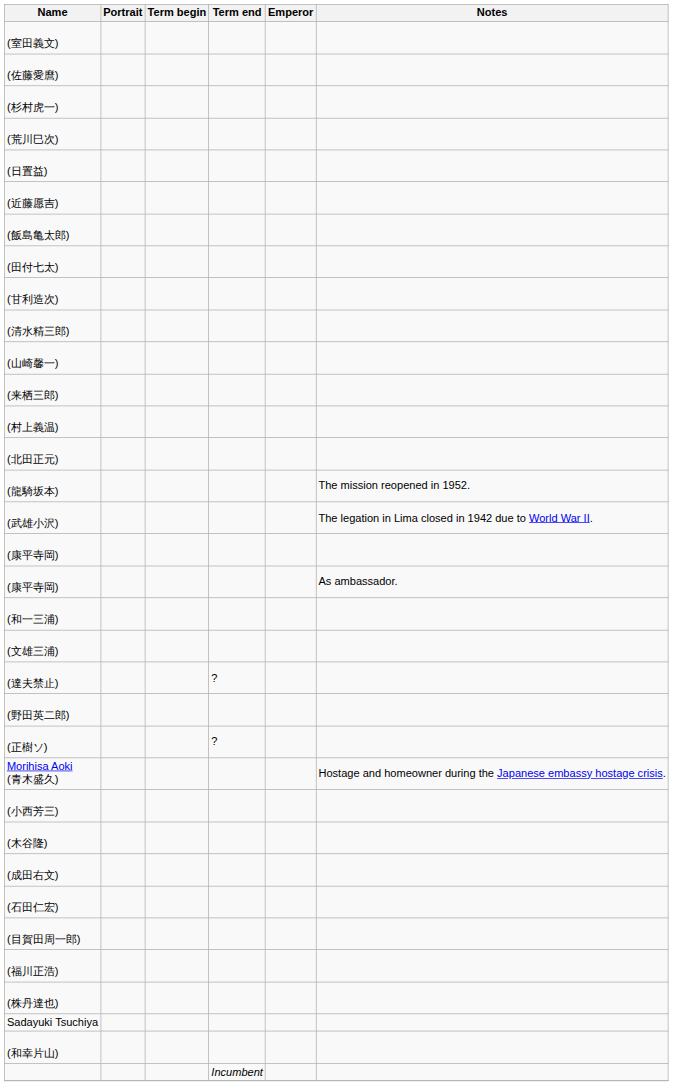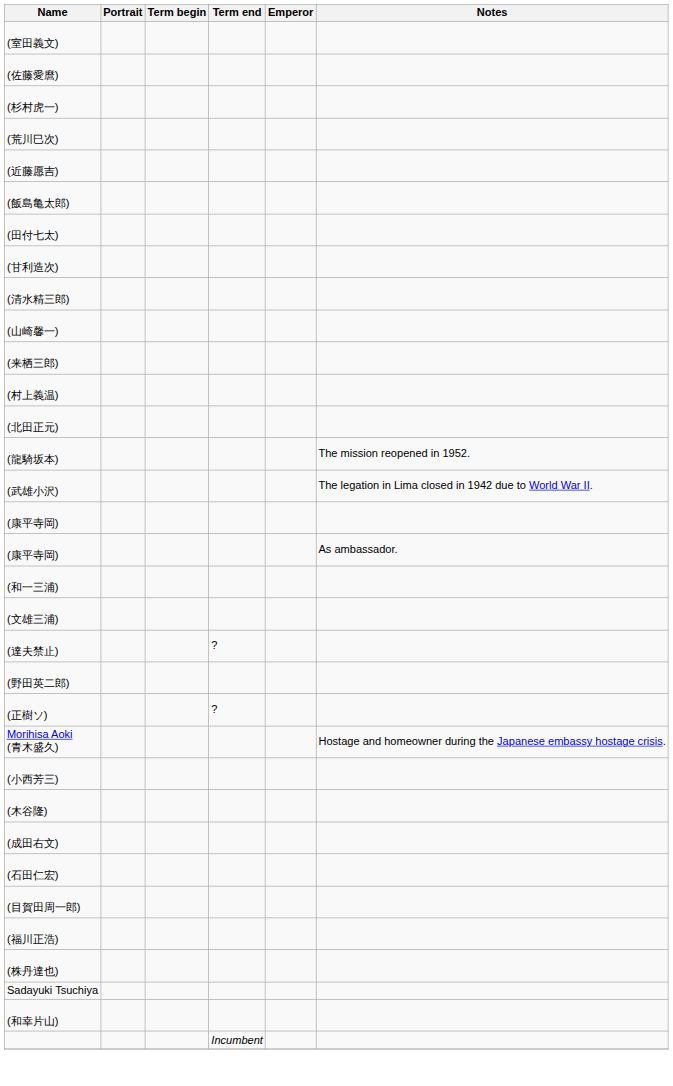- row: (27, 171)
